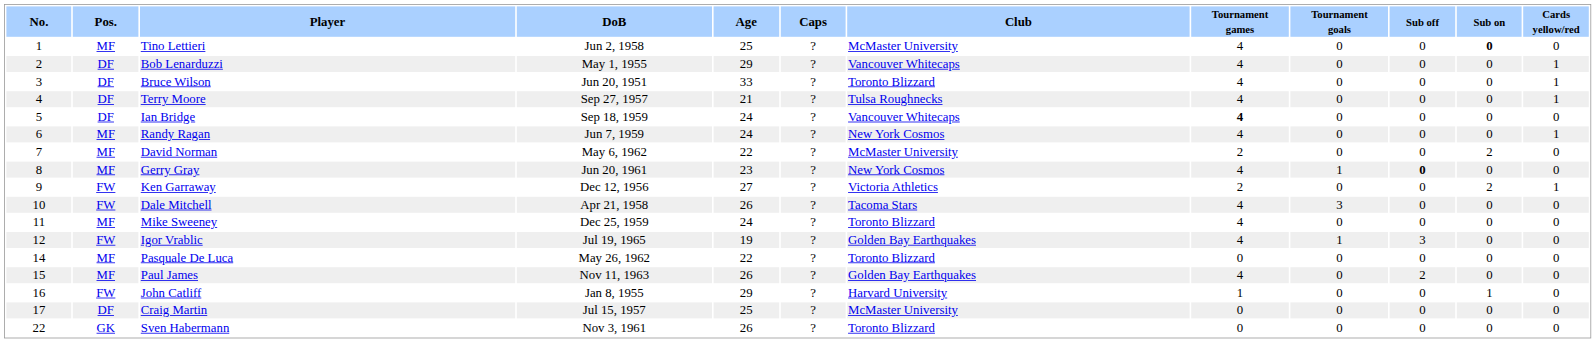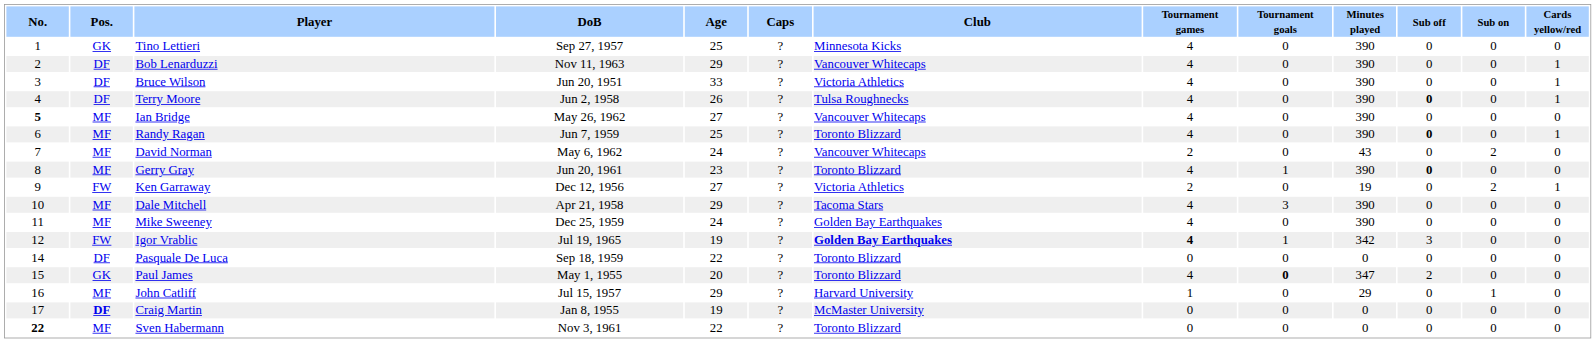+ column: (1365, 22)
(106, 46) MF -> (102, 46) GK
(614, 46) Jun 2, 1958 -> (590, 46) Sep 27, 1957
(903, 46) McMaster University -> (858, 46) Minnesota Kicks
(1489, 46) bold -> (1493, 46) normal
(614, 64) May 1, 1955 -> (590, 64) Nov 11, 1963
(892, 81) Toronto Blizzard -> (859, 81) Victoria Athletics
(614, 99) Sep 27, 1957 -> (590, 99) Jun 2, 1958
(746, 99) 21 -> (716, 99) 26
(1423, 99) normal -> (1429, 99) bold
(39, 116) normal -> (38, 116) bold
(106, 116) DF -> (102, 116) MF
(614, 116) Sep 18, 1959 -> (590, 116) May 26, 1962
(746, 116) 24 -> (716, 116) 27
(1240, 116) bold -> (1190, 116) normal
(746, 134) 24 -> (716, 134) 25
(896, 134) New York Cosmos -> (857, 134) Toronto Blizzard
(1423, 134) normal -> (1429, 134) bold
(746, 152) 22 -> (716, 152) 24
(903, 152) McMaster University -> (870, 152) Vancouver Whitecaps
(896, 169) New York Cosmos -> (857, 169) Toronto Blizzard
(106, 204) FW -> (102, 204) MF
(746, 204) 26 -> (716, 204) 29
(892, 222) Toronto Blizzard -> (878, 222) Golden Bay Earthquakes
(912, 240) normal -> (883, 240) bold
(1240, 240) normal -> (1190, 240) bold
(106, 257) MF -> (102, 257) DF
(614, 257) May 26, 1962 -> (590, 257) Sep 18, 1959
(106, 275) MF -> (102, 275) GK
(614, 275) Nov 11, 1963 -> (590, 275) May 1, 1955
(746, 275) 26 -> (716, 275) 20
(912, 275) Golden Bay Earthquakes -> (857, 275) Toronto Blizzard
(1339, 275) normal -> (1285, 275) bold
(106, 292) FW -> (102, 292) MF
(614, 292) Jan 8, 1955 -> (590, 292) Jul 15, 1957
(106, 310) normal -> (102, 310) bold
(614, 310) Jul 15, 1957 -> (590, 310) Jan 8, 1955
(746, 310) 25 -> (716, 310) 19
(39, 328) normal -> (38, 328) bold
(106, 328) GK -> (102, 328) MF
(746, 328) 26 -> (716, 328) 22
